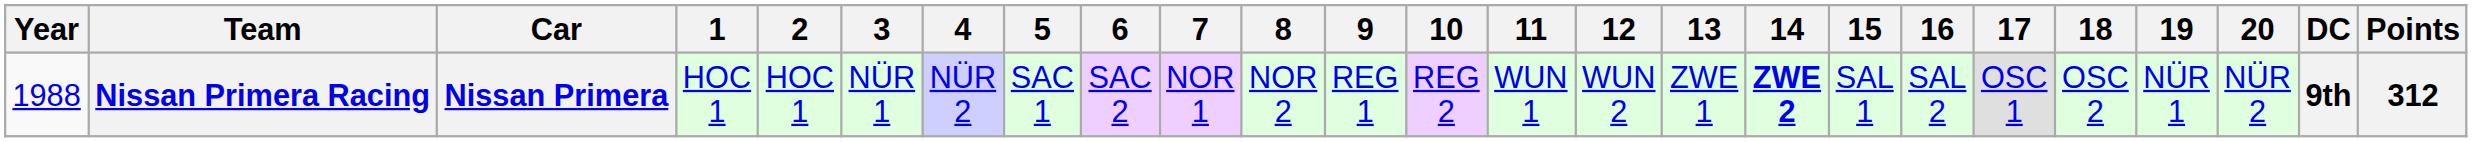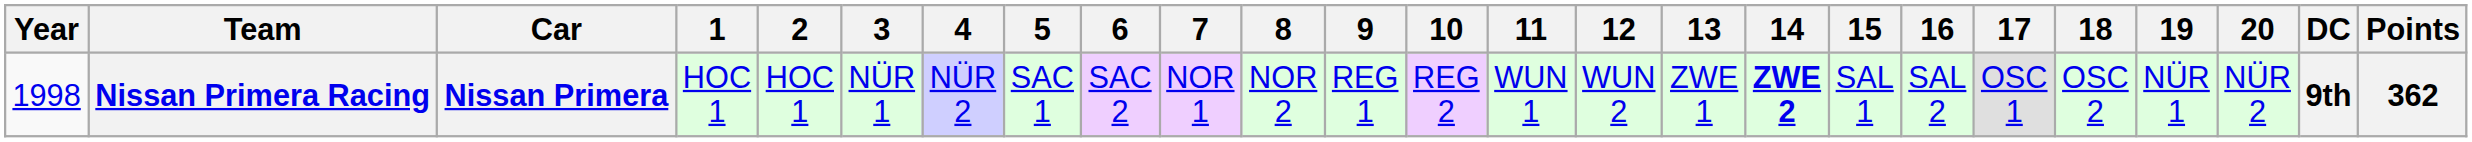(47, 94) 1988 -> (47, 94) 1998
(2413, 94) 312 -> (2413, 94) 362
